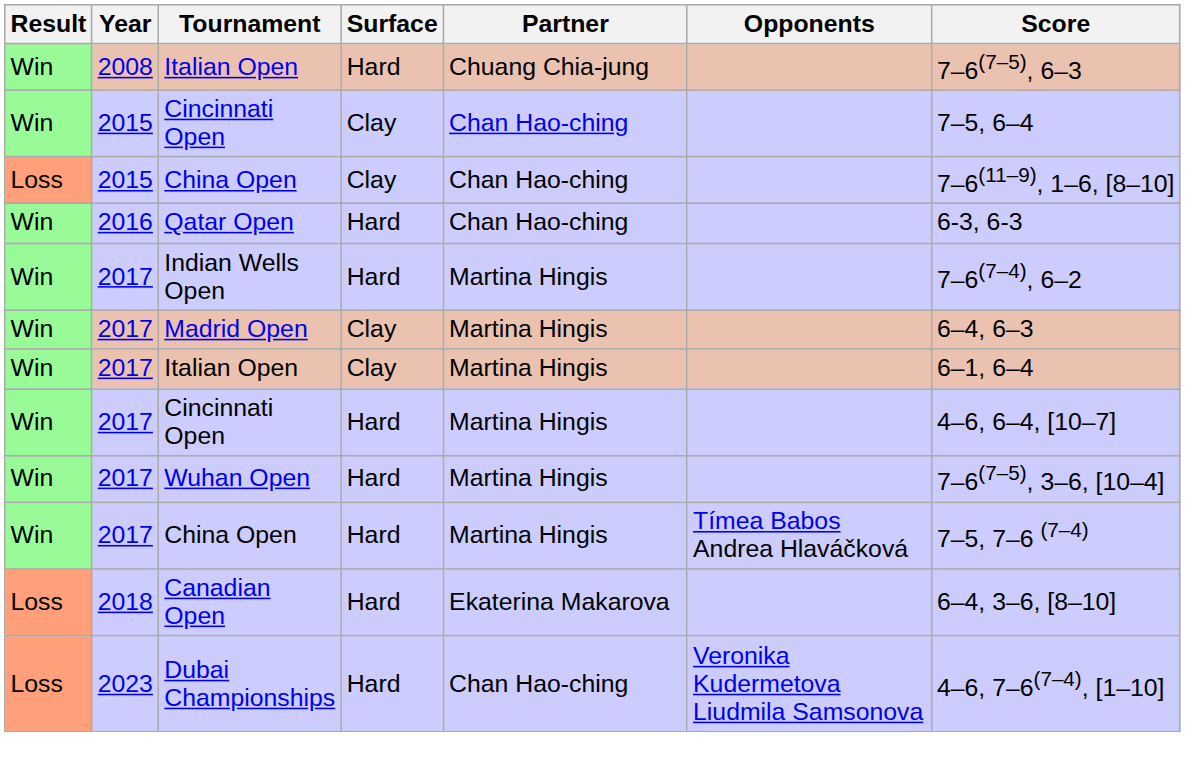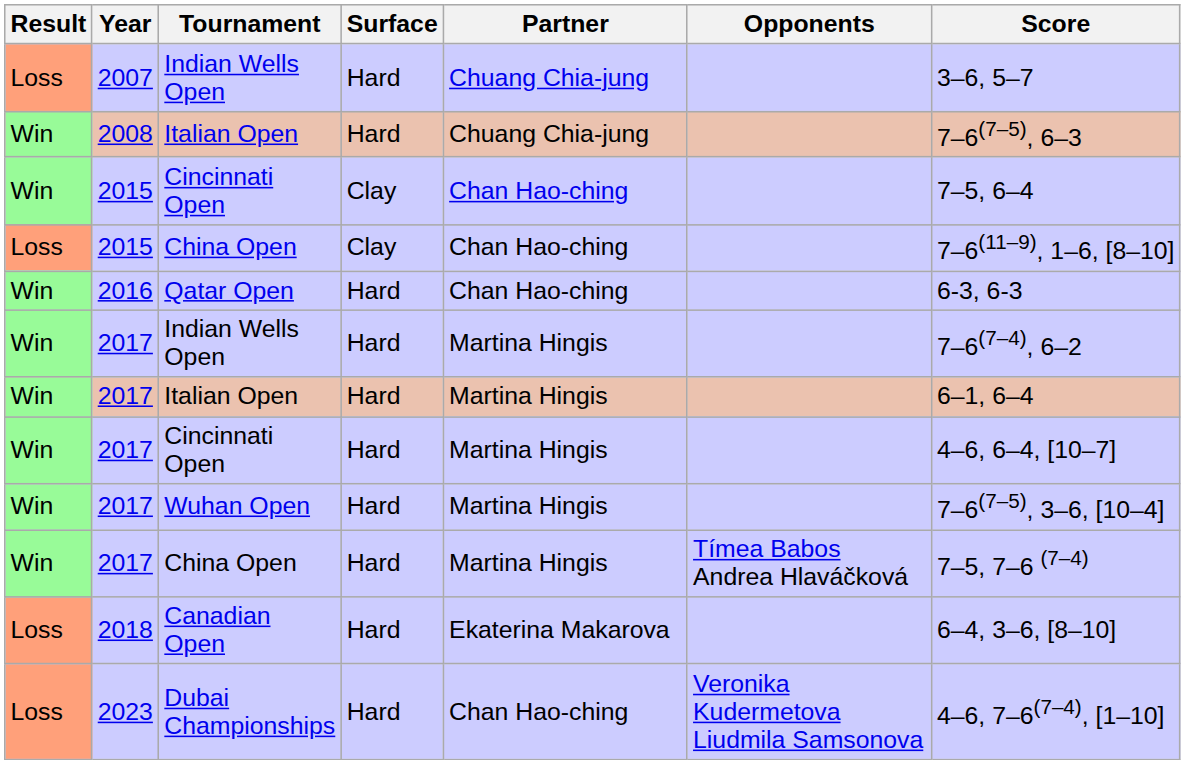+ row: (125, 77)
- row: (125, 329)
(372, 368) Clay -> (374, 396) Hard
